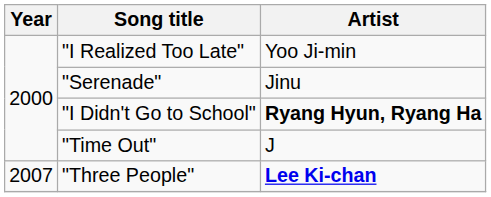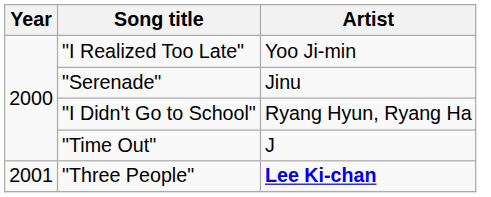(373, 113) bold -> (368, 113) normal
(31, 176) 2007 -> (31, 176) 2001
